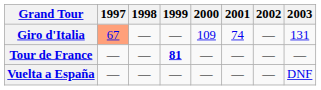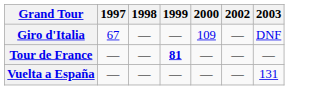- column: (238, 14)
(113, 34) lightsalmon background -> (113, 34) no background
(300, 34) 131 -> (269, 34) DNF
(300, 74) DNF -> (269, 74) 131
